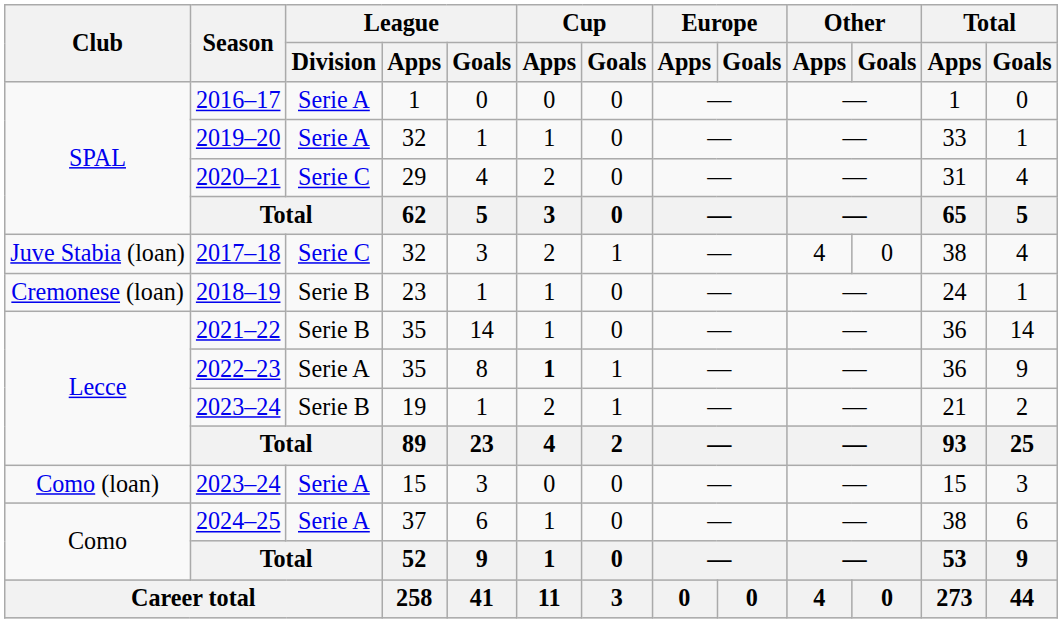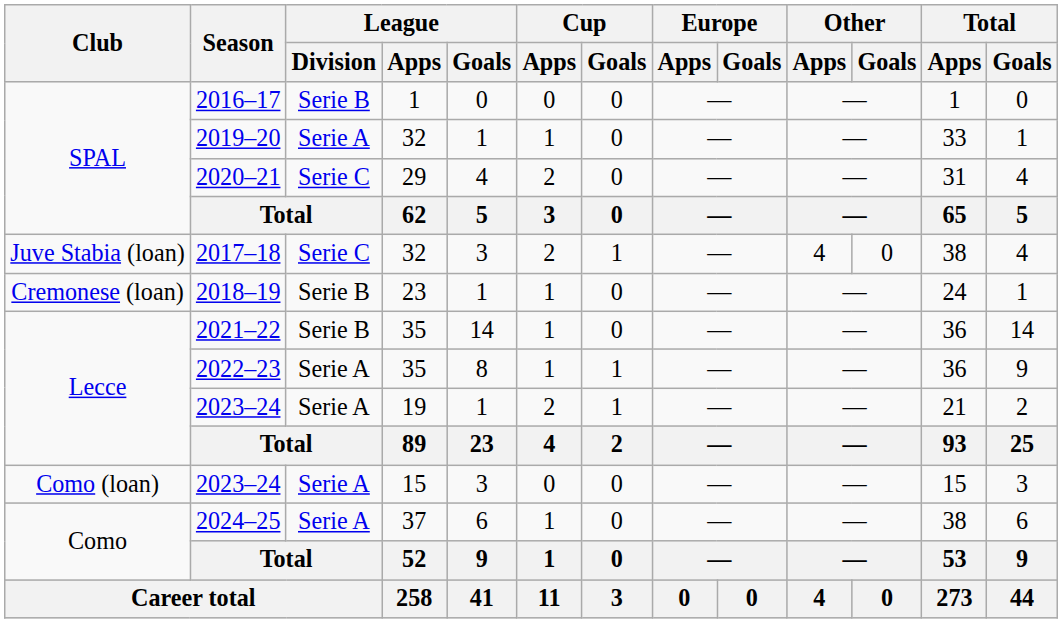(334, 100) Serie A -> (334, 100) Serie B
(549, 368) bold -> (549, 368) normal
(334, 406) Serie B -> (334, 406) Serie A
